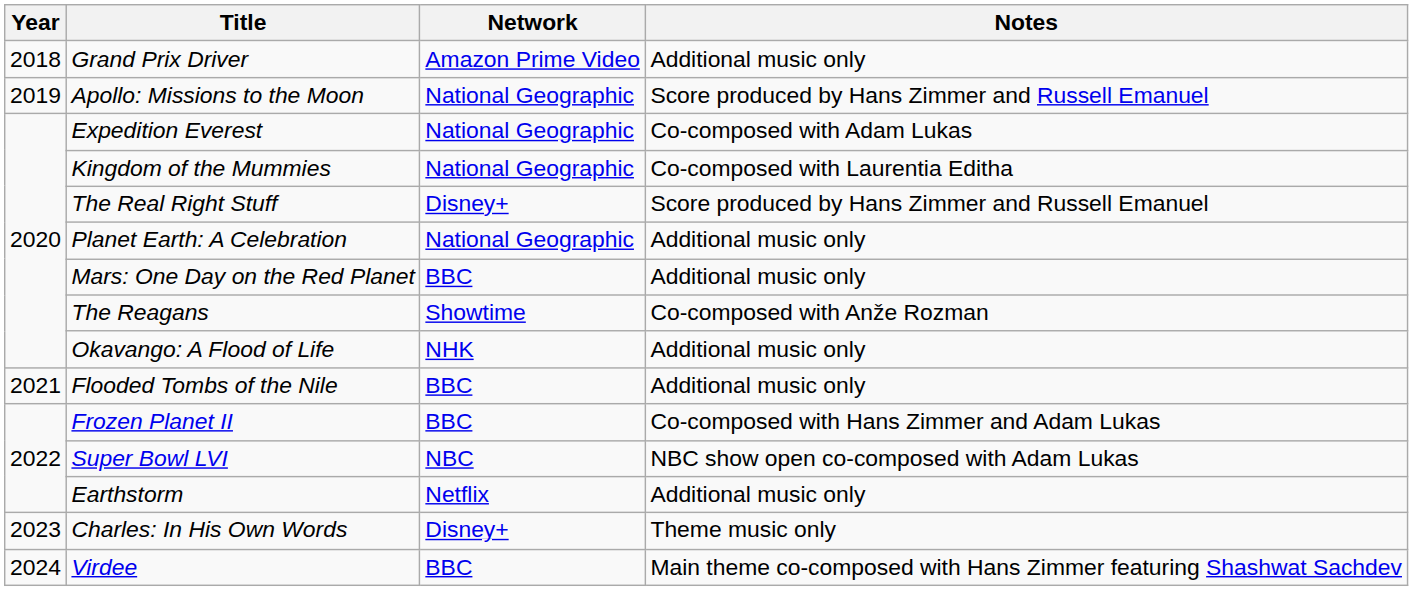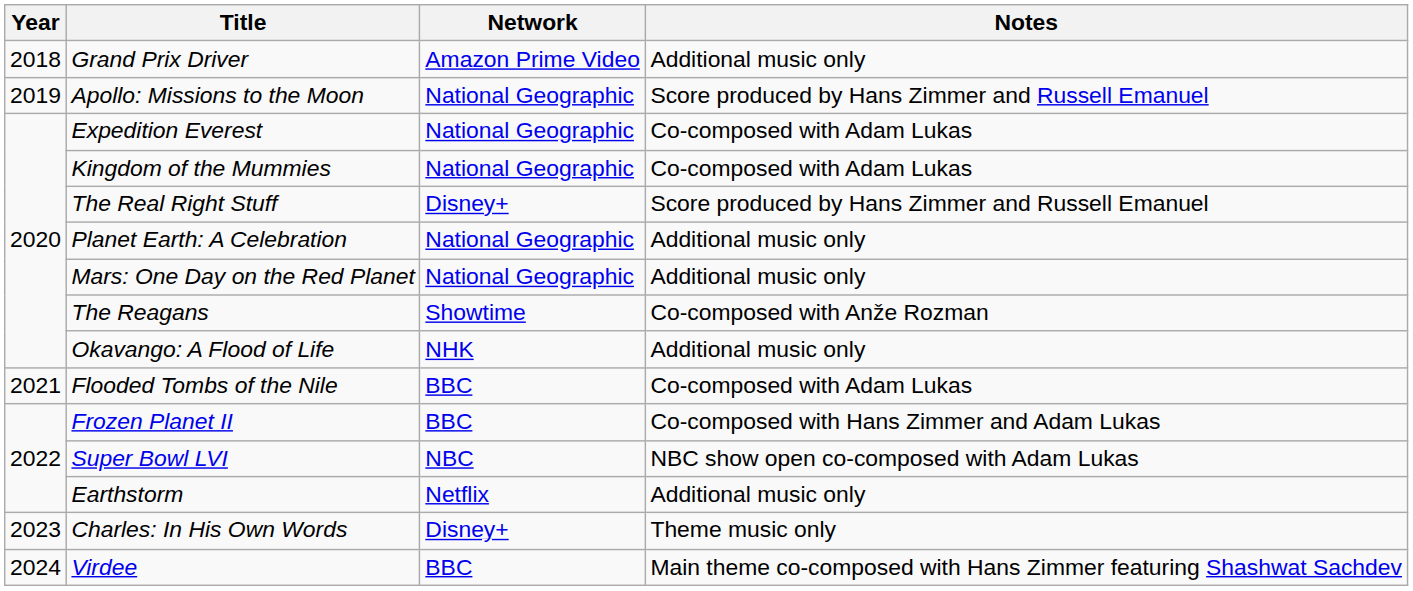(832, 167) Co-composed with Laurentia Editha -> (811, 167) Co-composed with Adam Lukas
(449, 276) BBC -> (530, 276) National Geographic
(758, 385) Additional music only -> (811, 385) Co-composed with Adam Lukas
